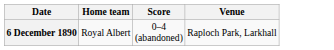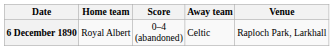+ column: (210, 12)
